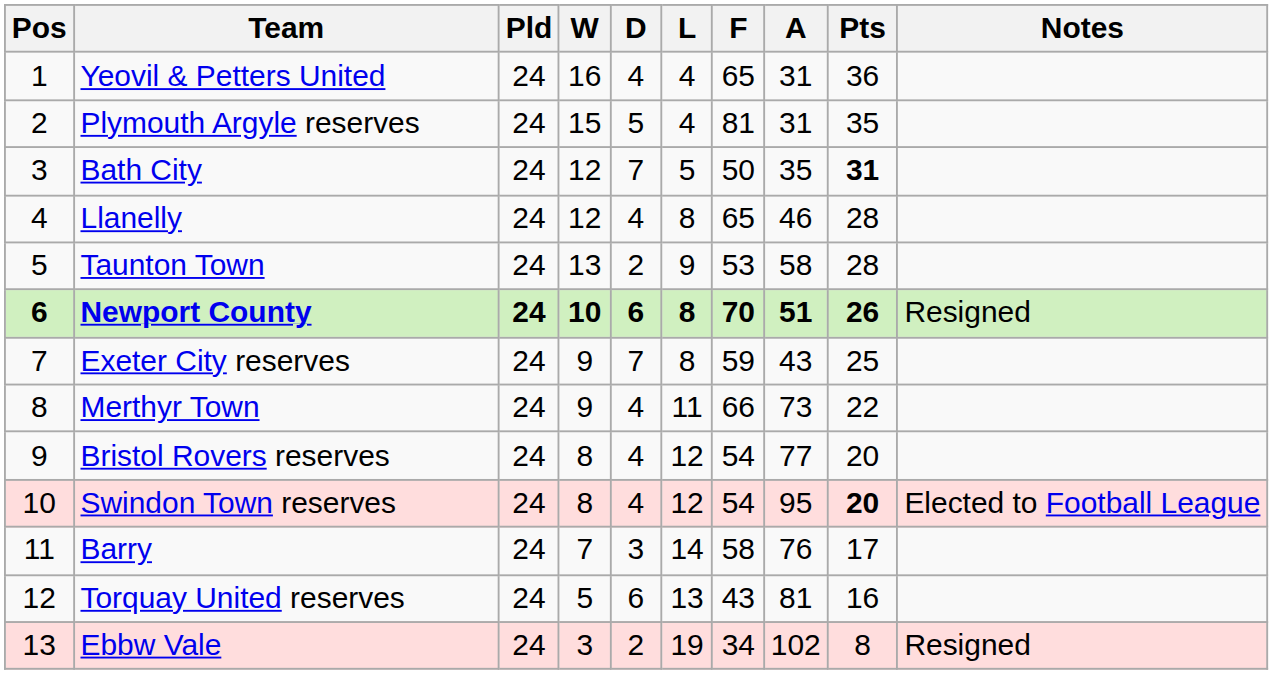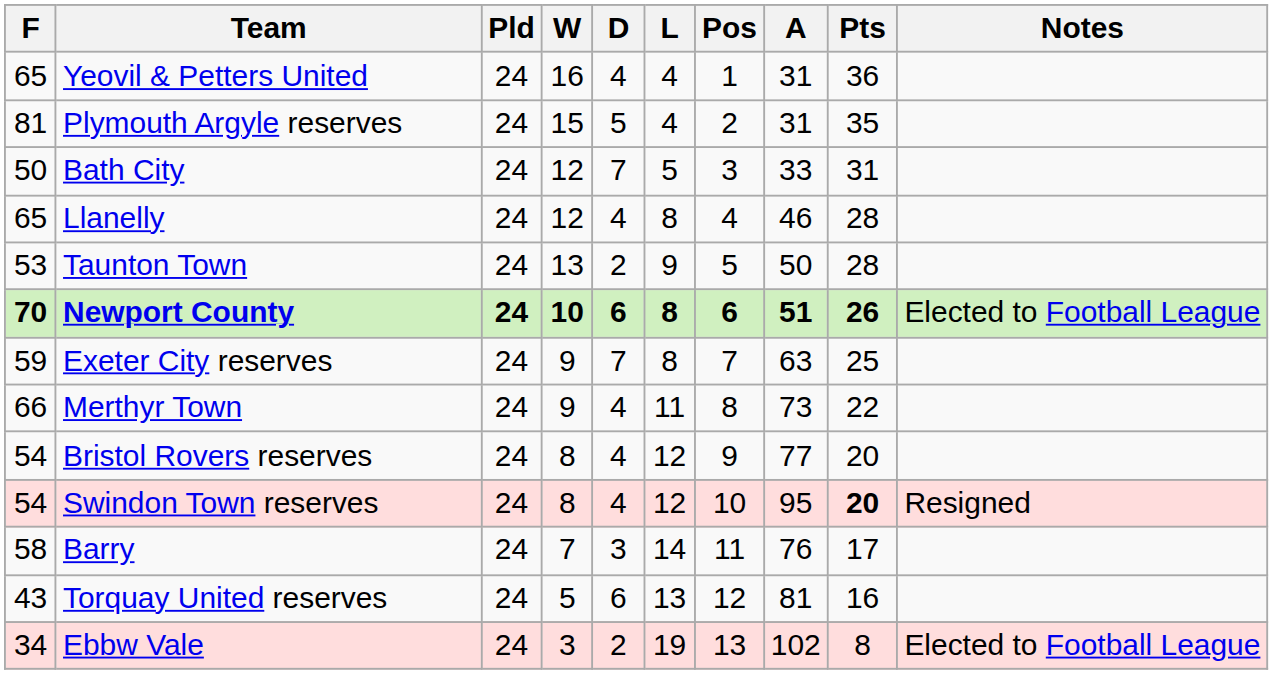columns swapped: (39, 28) <-> (738, 28)
(796, 170) 35 -> (796, 170) 33
(863, 170) bold -> (863, 170) normal
(796, 265) 58 -> (796, 265) 50
(968, 312) Resigned -> (1082, 312) Elected to Football League
(796, 360) 43 -> (796, 360) 63
(1082, 502) Elected to Football League -> (968, 502) Resigned
(968, 645) Resigned -> (1082, 645) Elected to Football League
